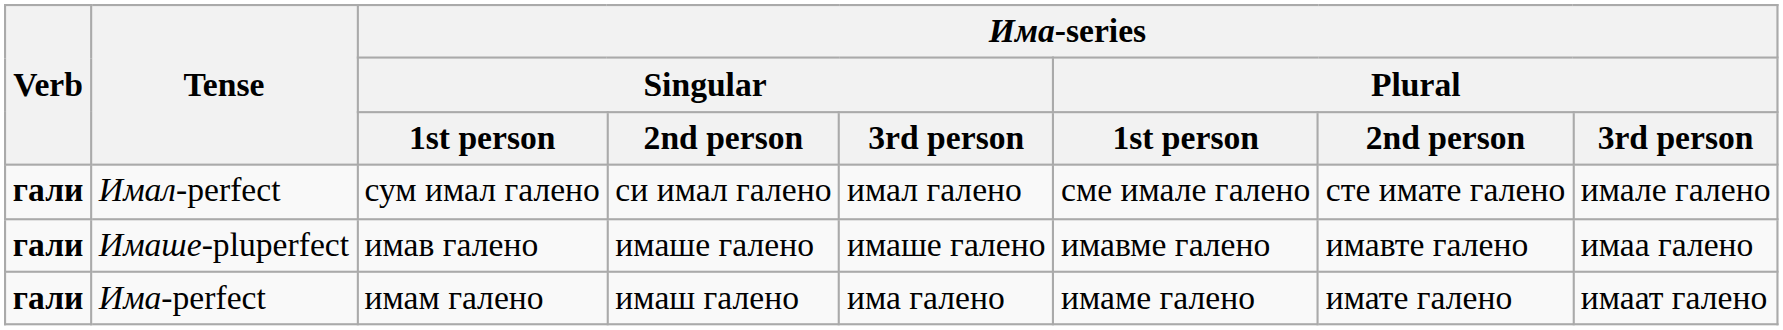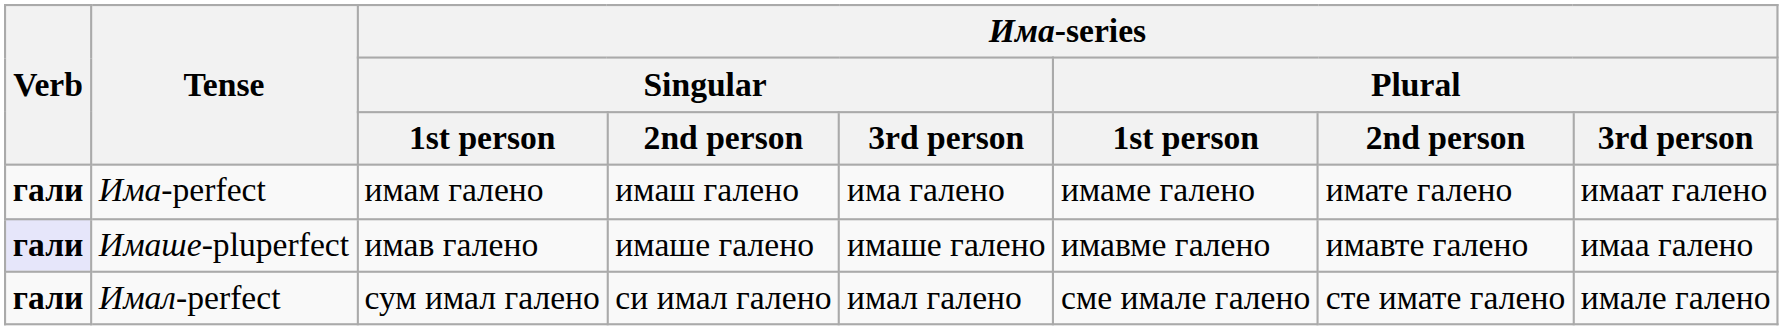rows swapped: (182, 297) <-> (190, 191)
(48, 244) no background -> (48, 244) lavender background
